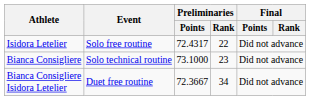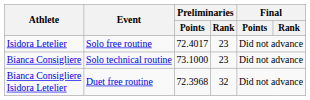(192, 44) 72.4317 -> (192, 44) 72.4017
(224, 44) 22 -> (224, 44) 23
(192, 82) 72.3667 -> (192, 82) 72.3968
(224, 82) 34 -> (224, 82) 32
